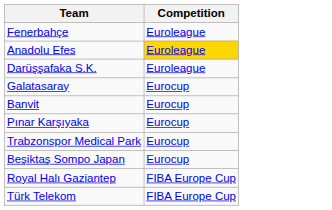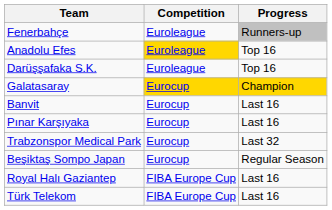+ column: (283, 13)
(168, 86) no background -> (168, 86) gold background
